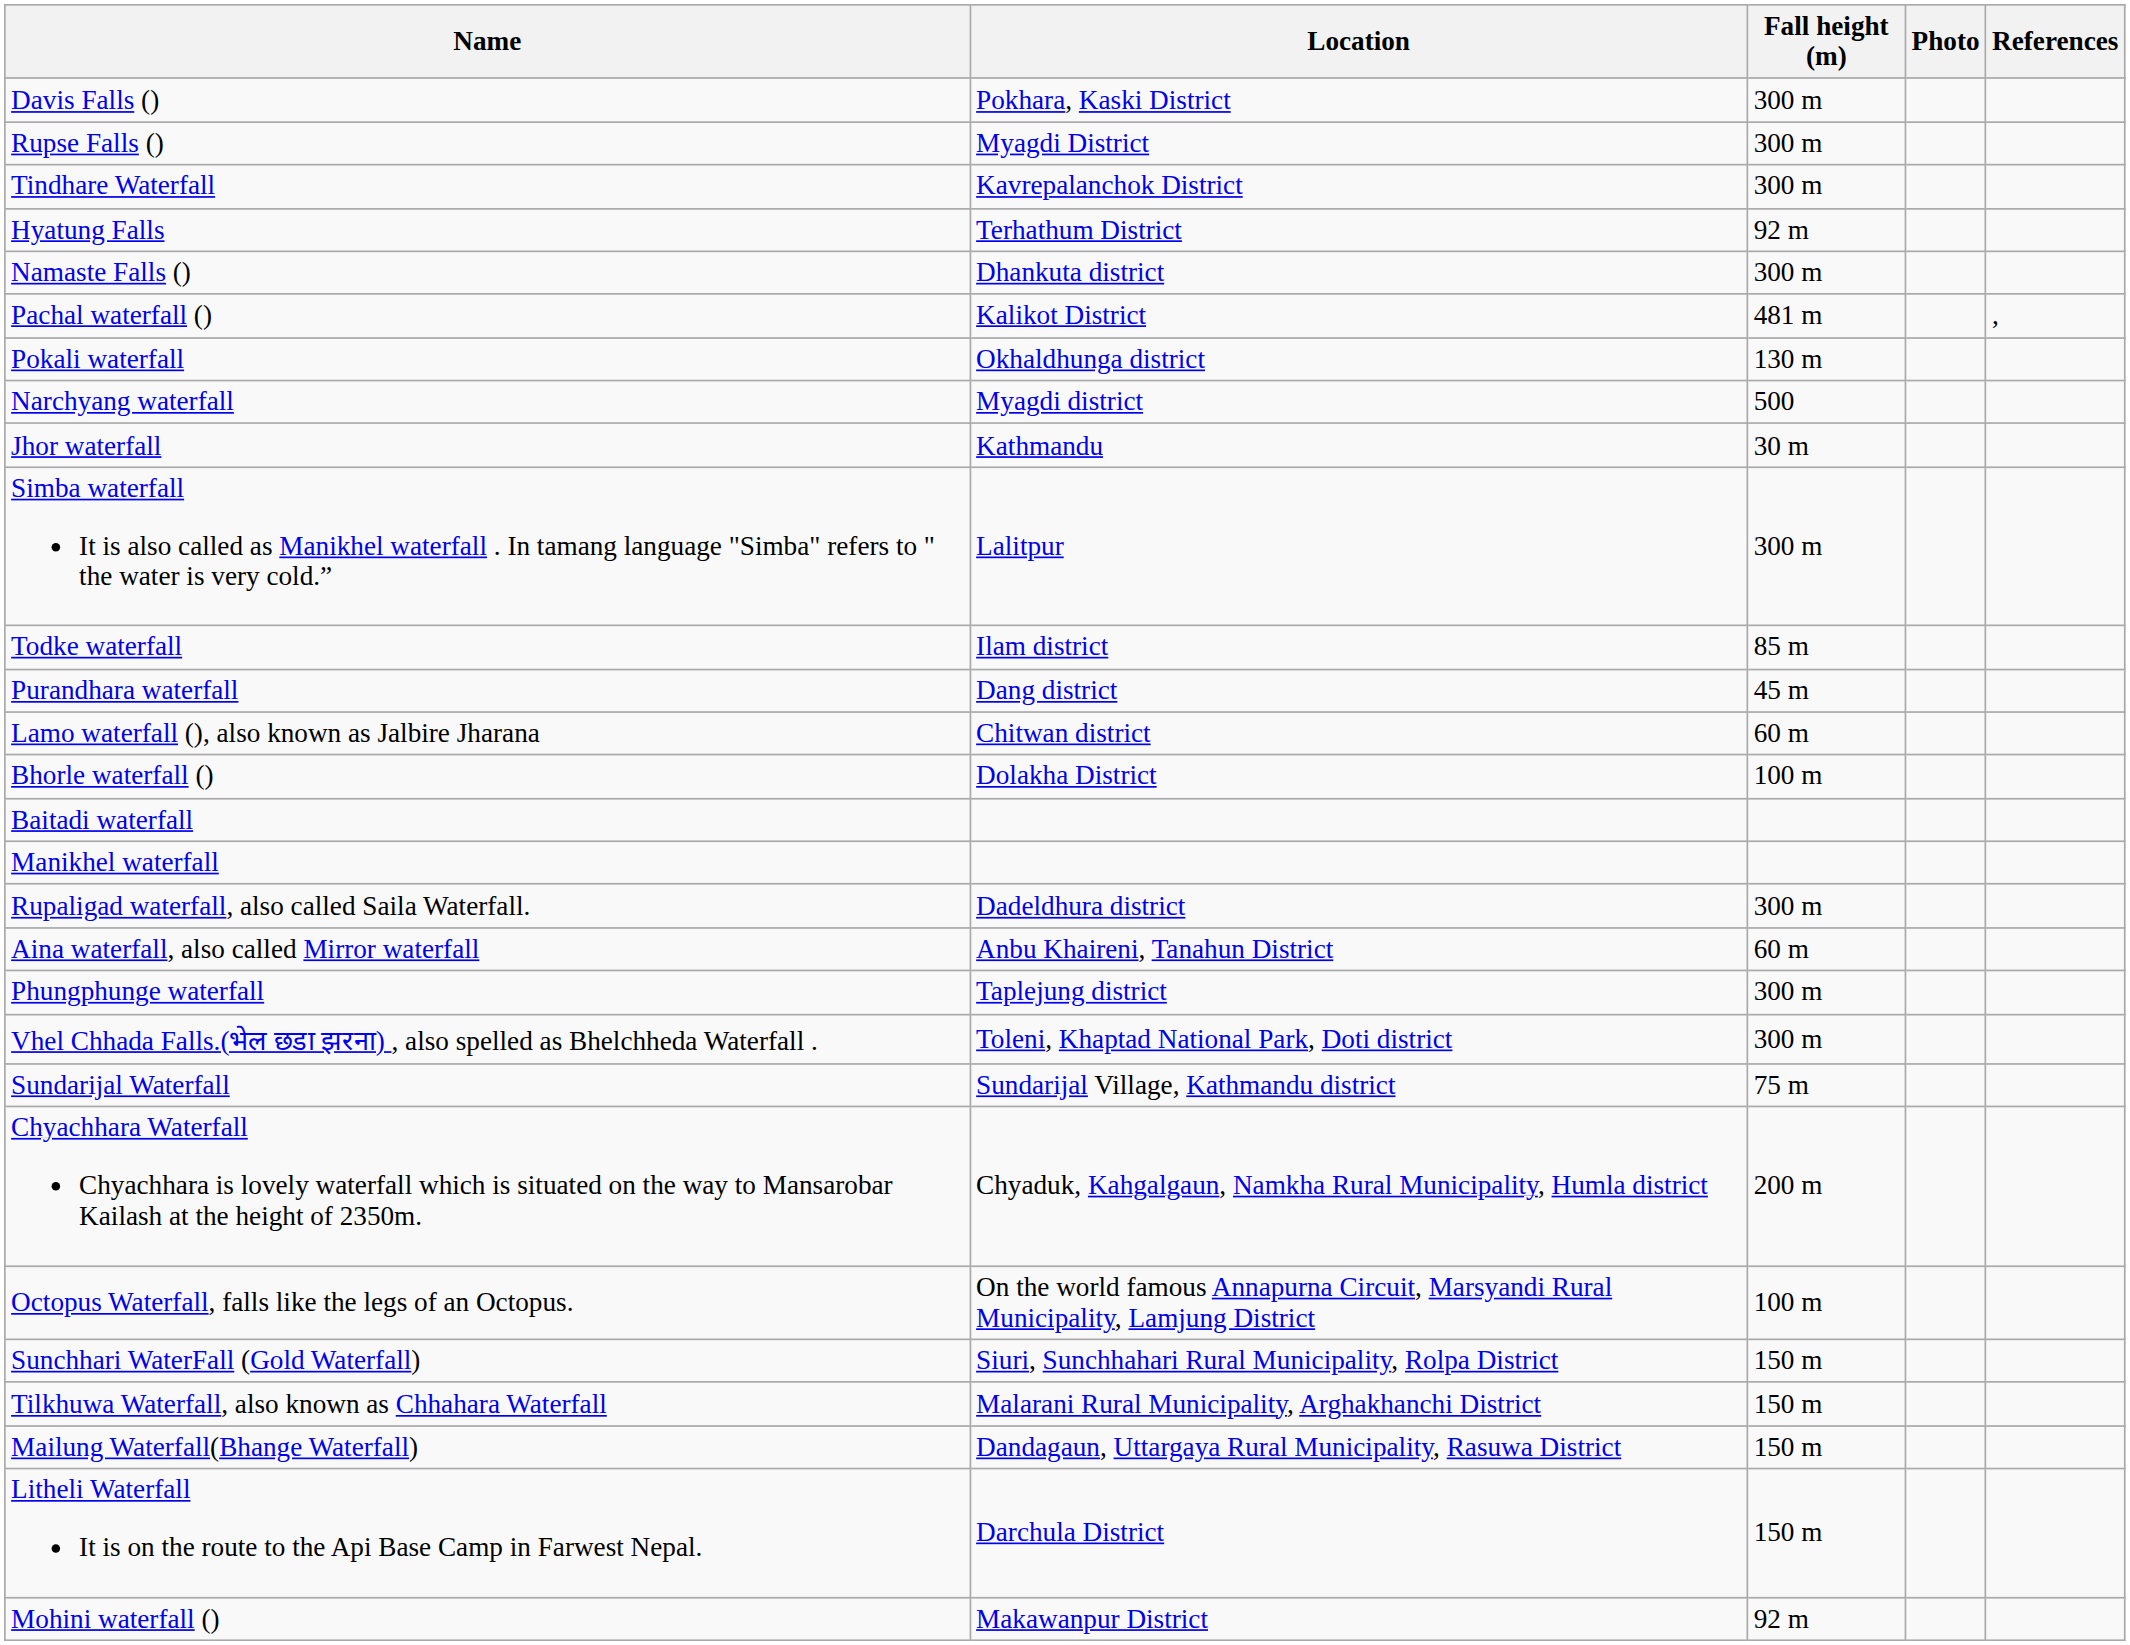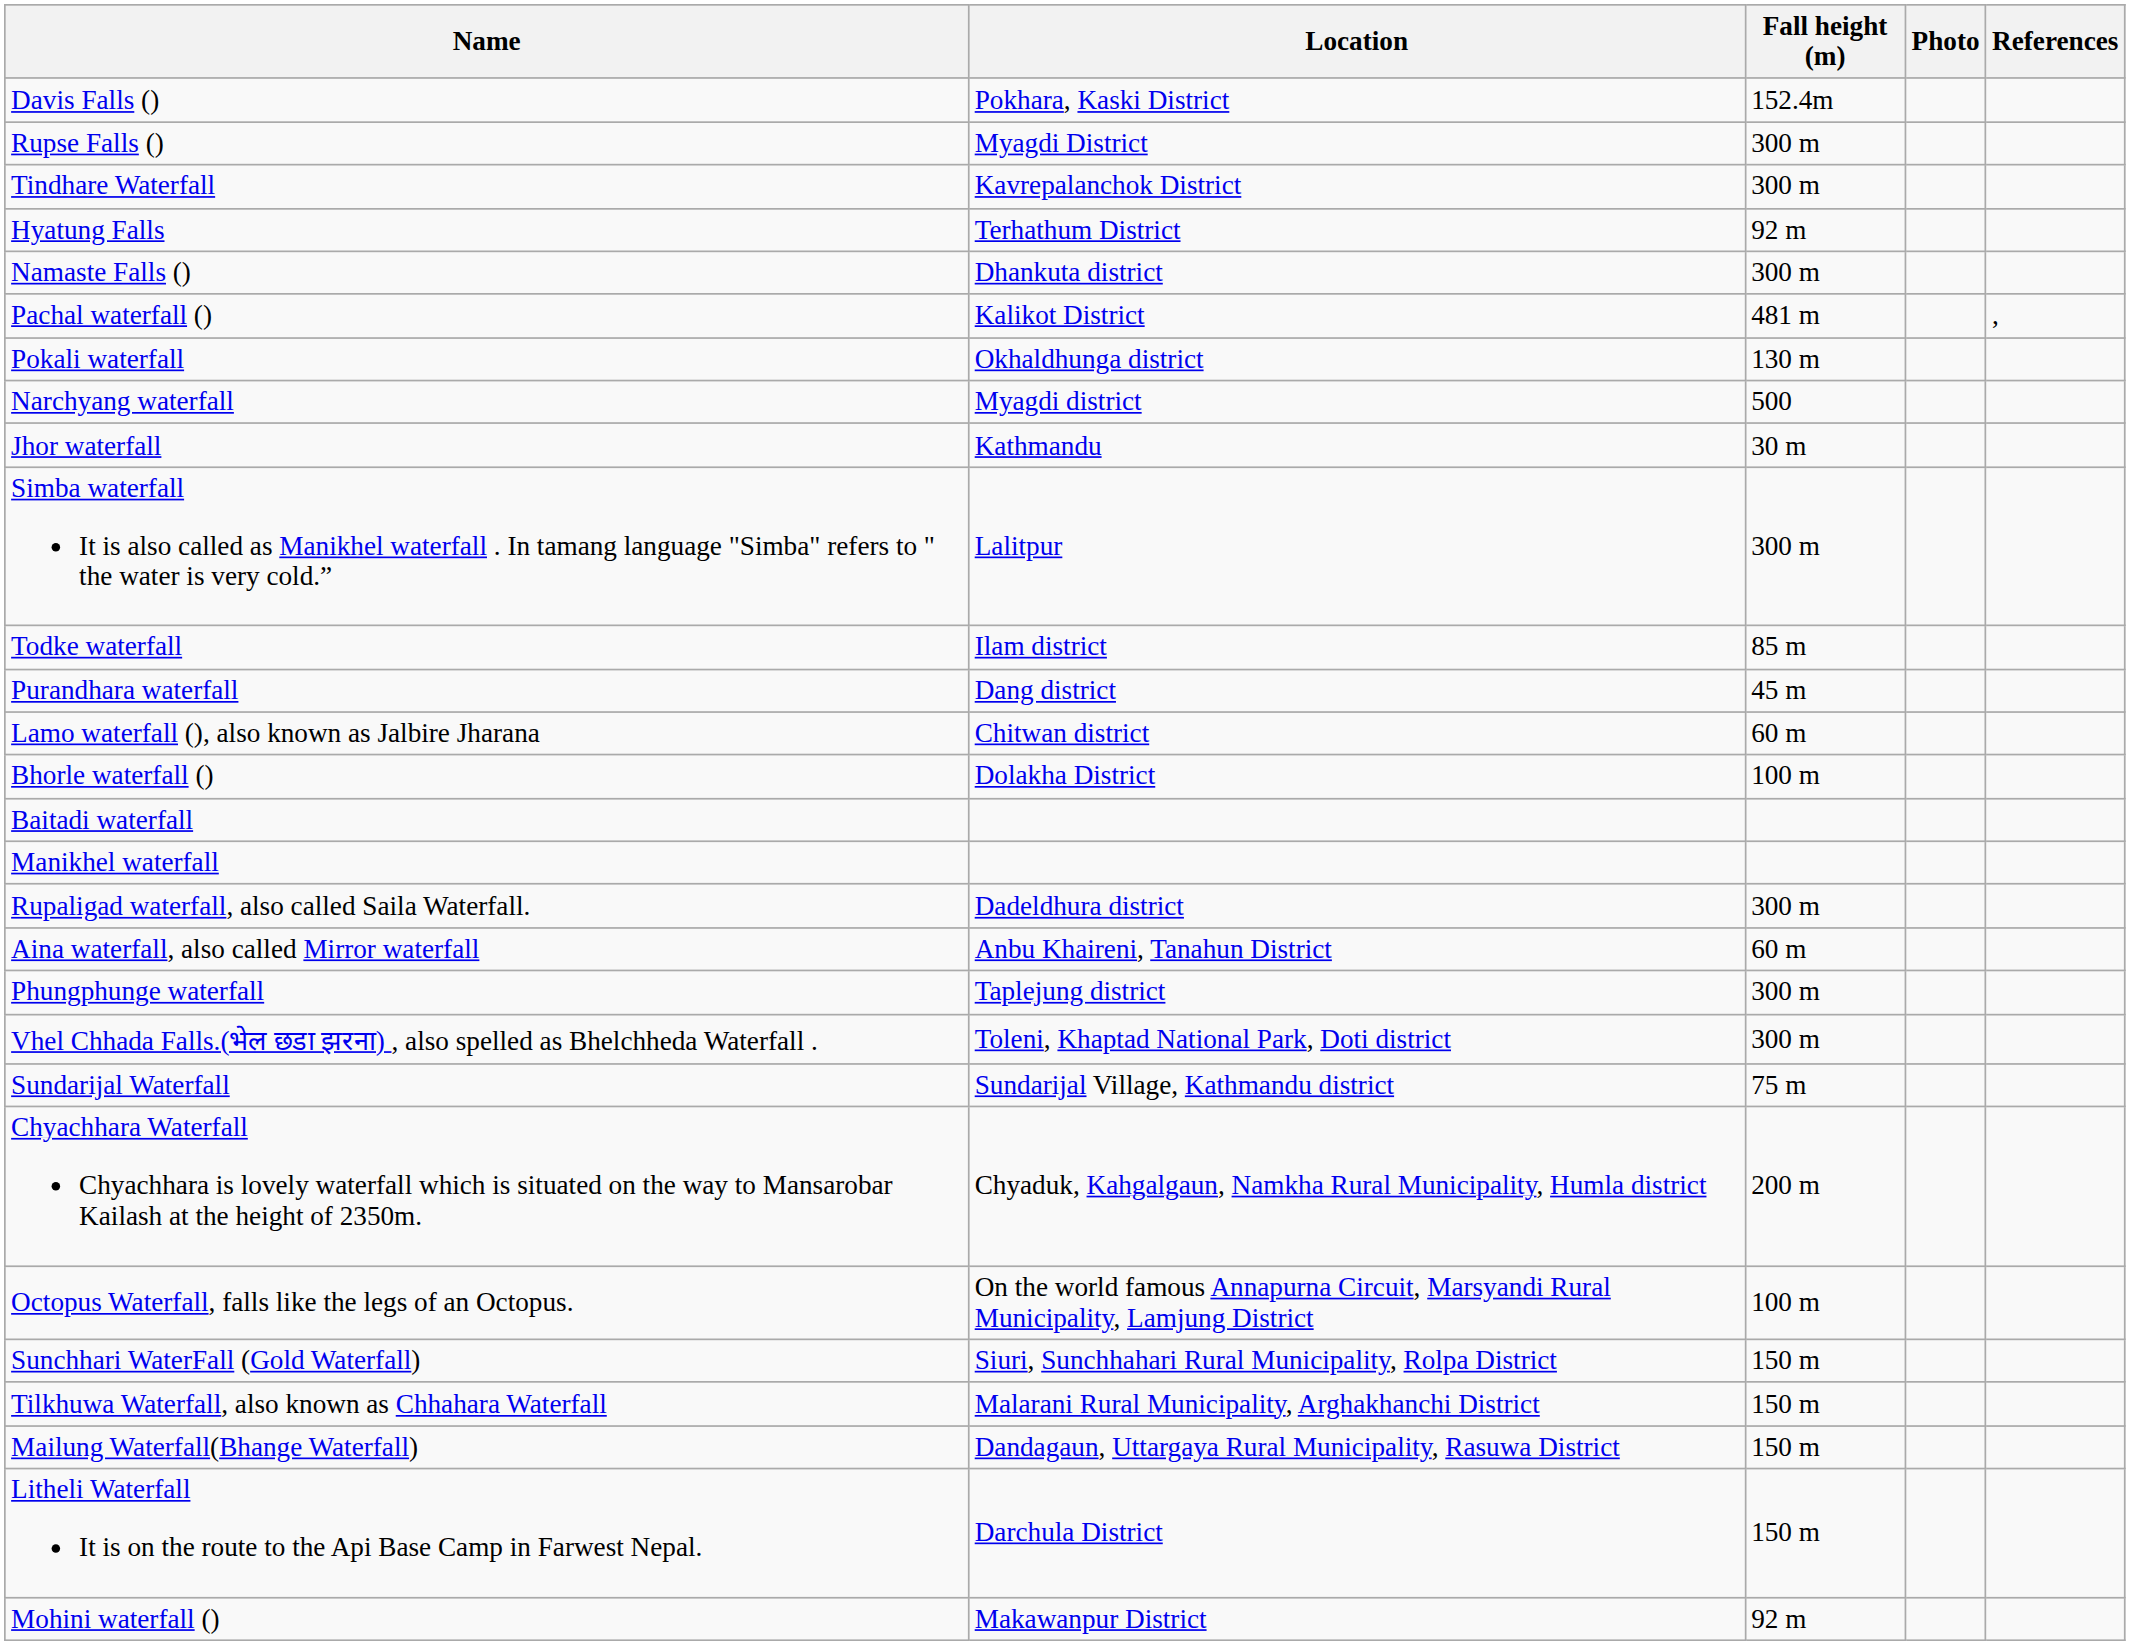(1788, 99) 300 m -> (1792, 99) 152.4m
